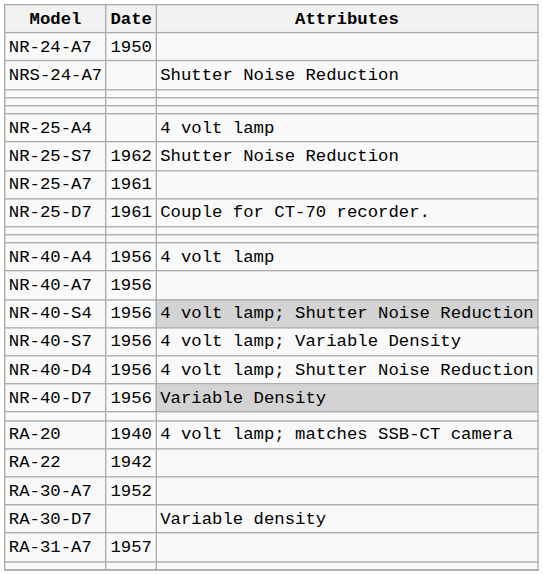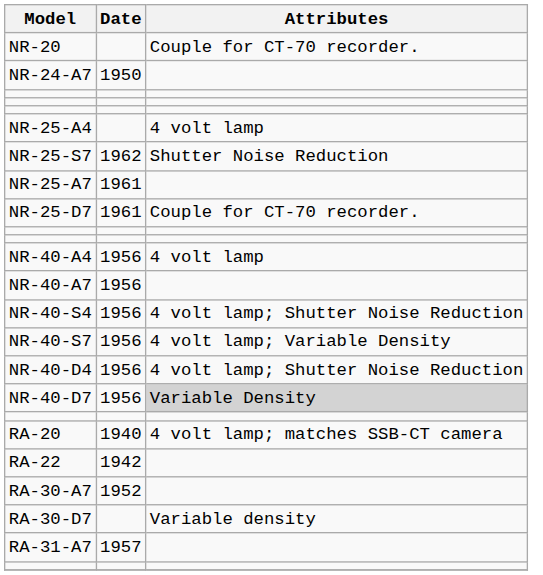+ row: (35, 47)
- row: (55, 75)
(347, 314) lightgrey background -> (337, 314) no background
